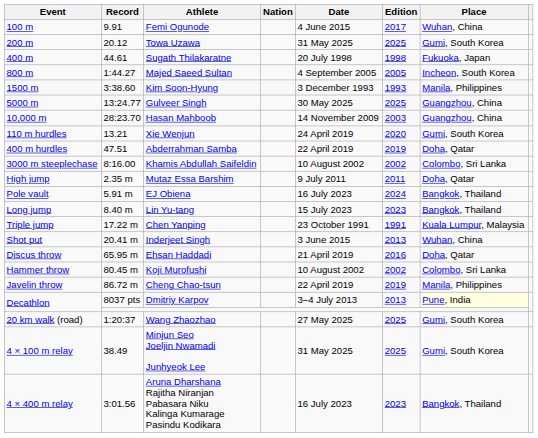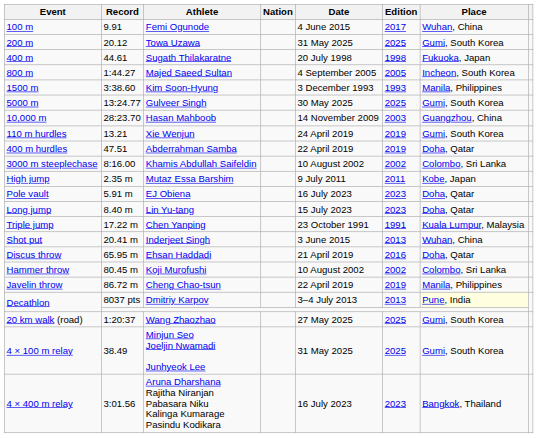(462, 103) Guangzhou, China -> (463, 103) Gumi, South Korea
(395, 133) 2020 -> (395, 133) 2019
(448, 179) Doha, Qatar -> (449, 179) Kobe, Japan
(395, 194) 2024 -> (395, 194) 2023
(462, 194) Bangkok, Thailand -> (448, 194) Doha, Qatar
(462, 209) Bangkok, Thailand -> (448, 209) Doha, Qatar
